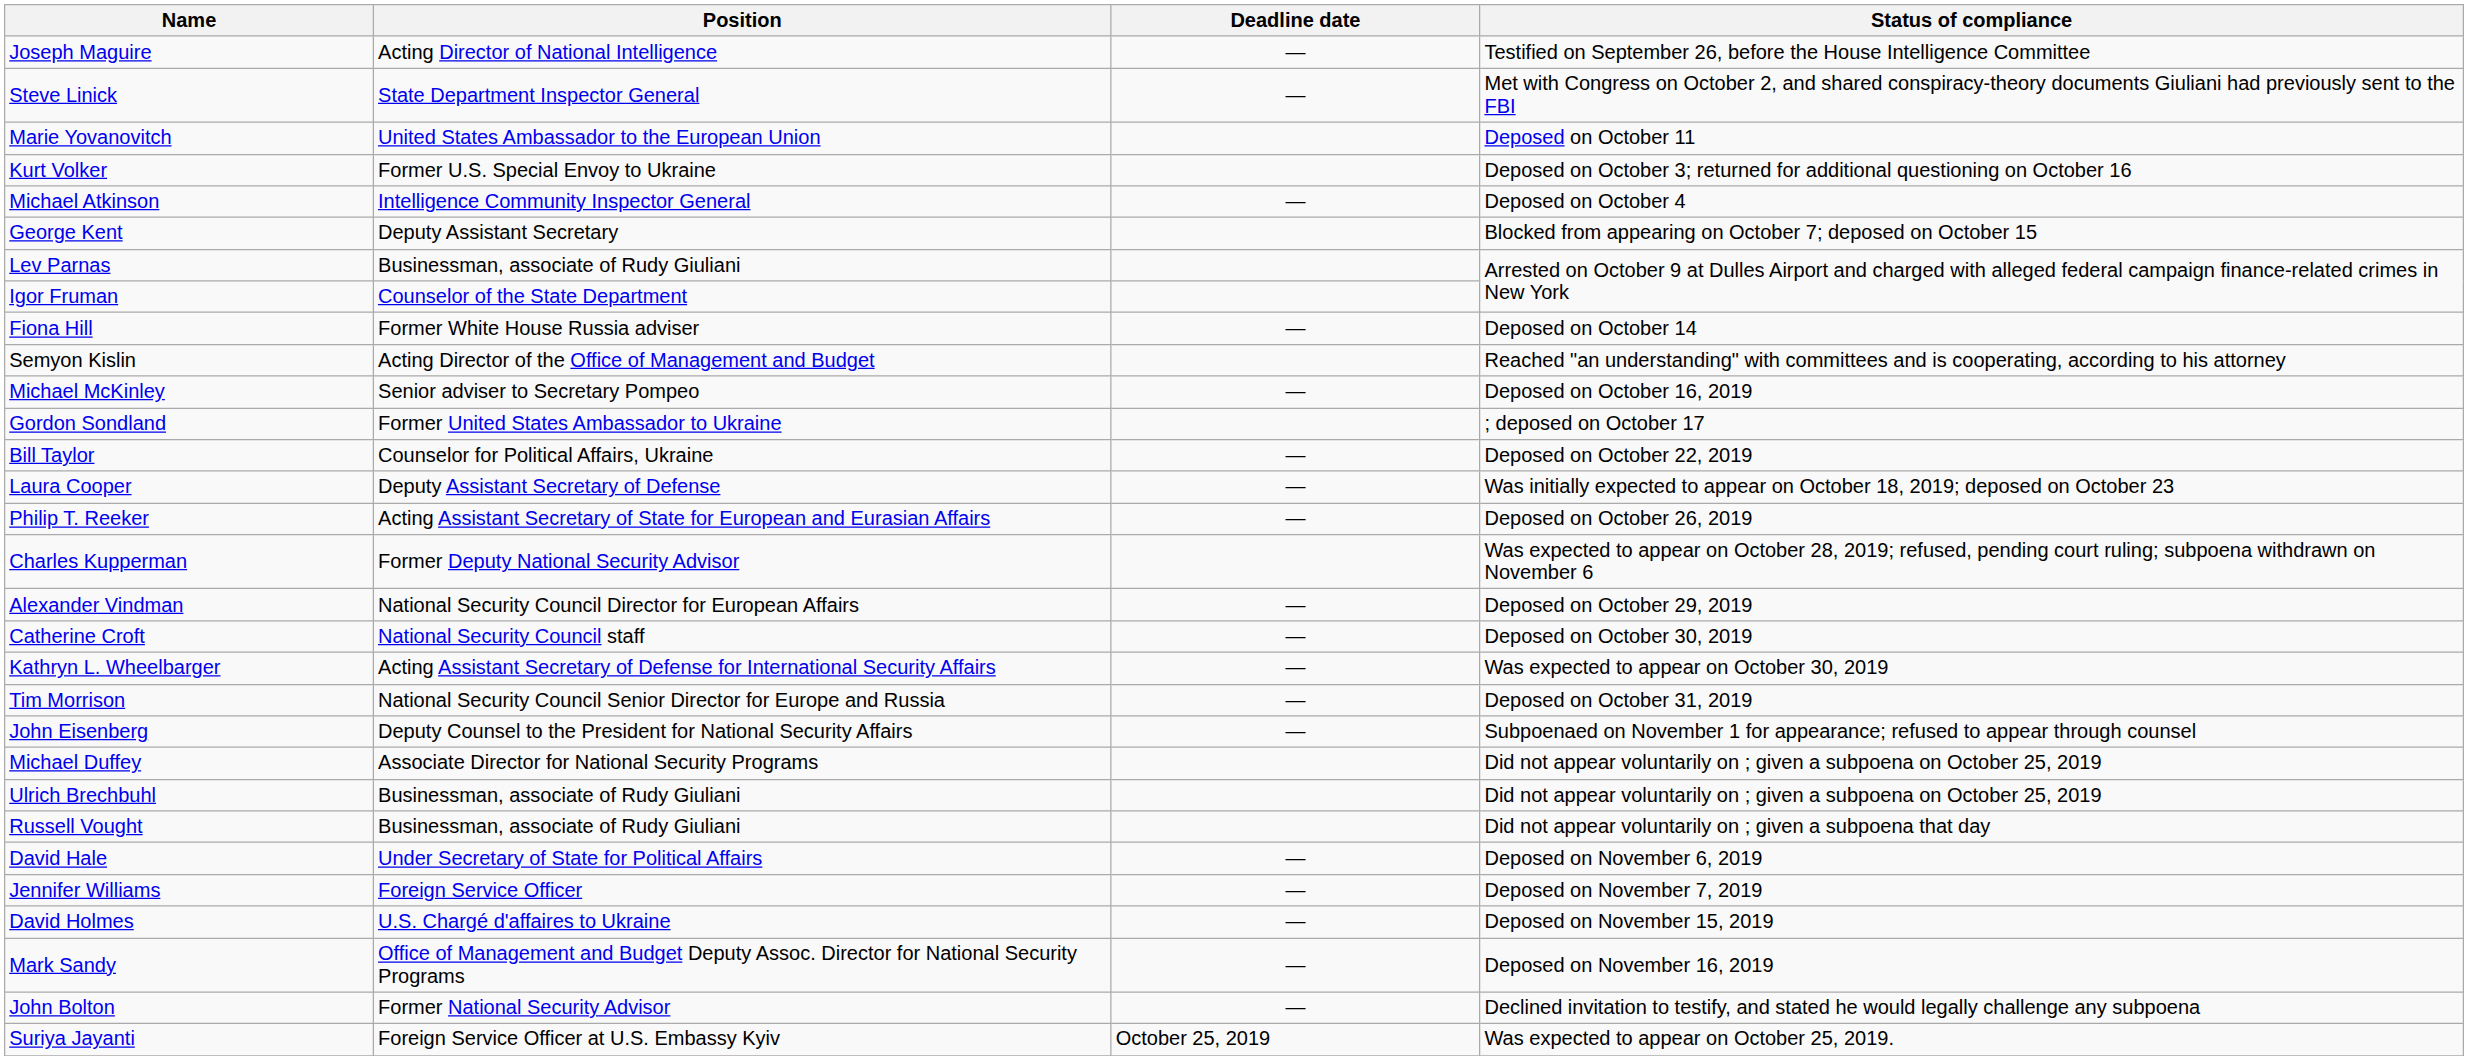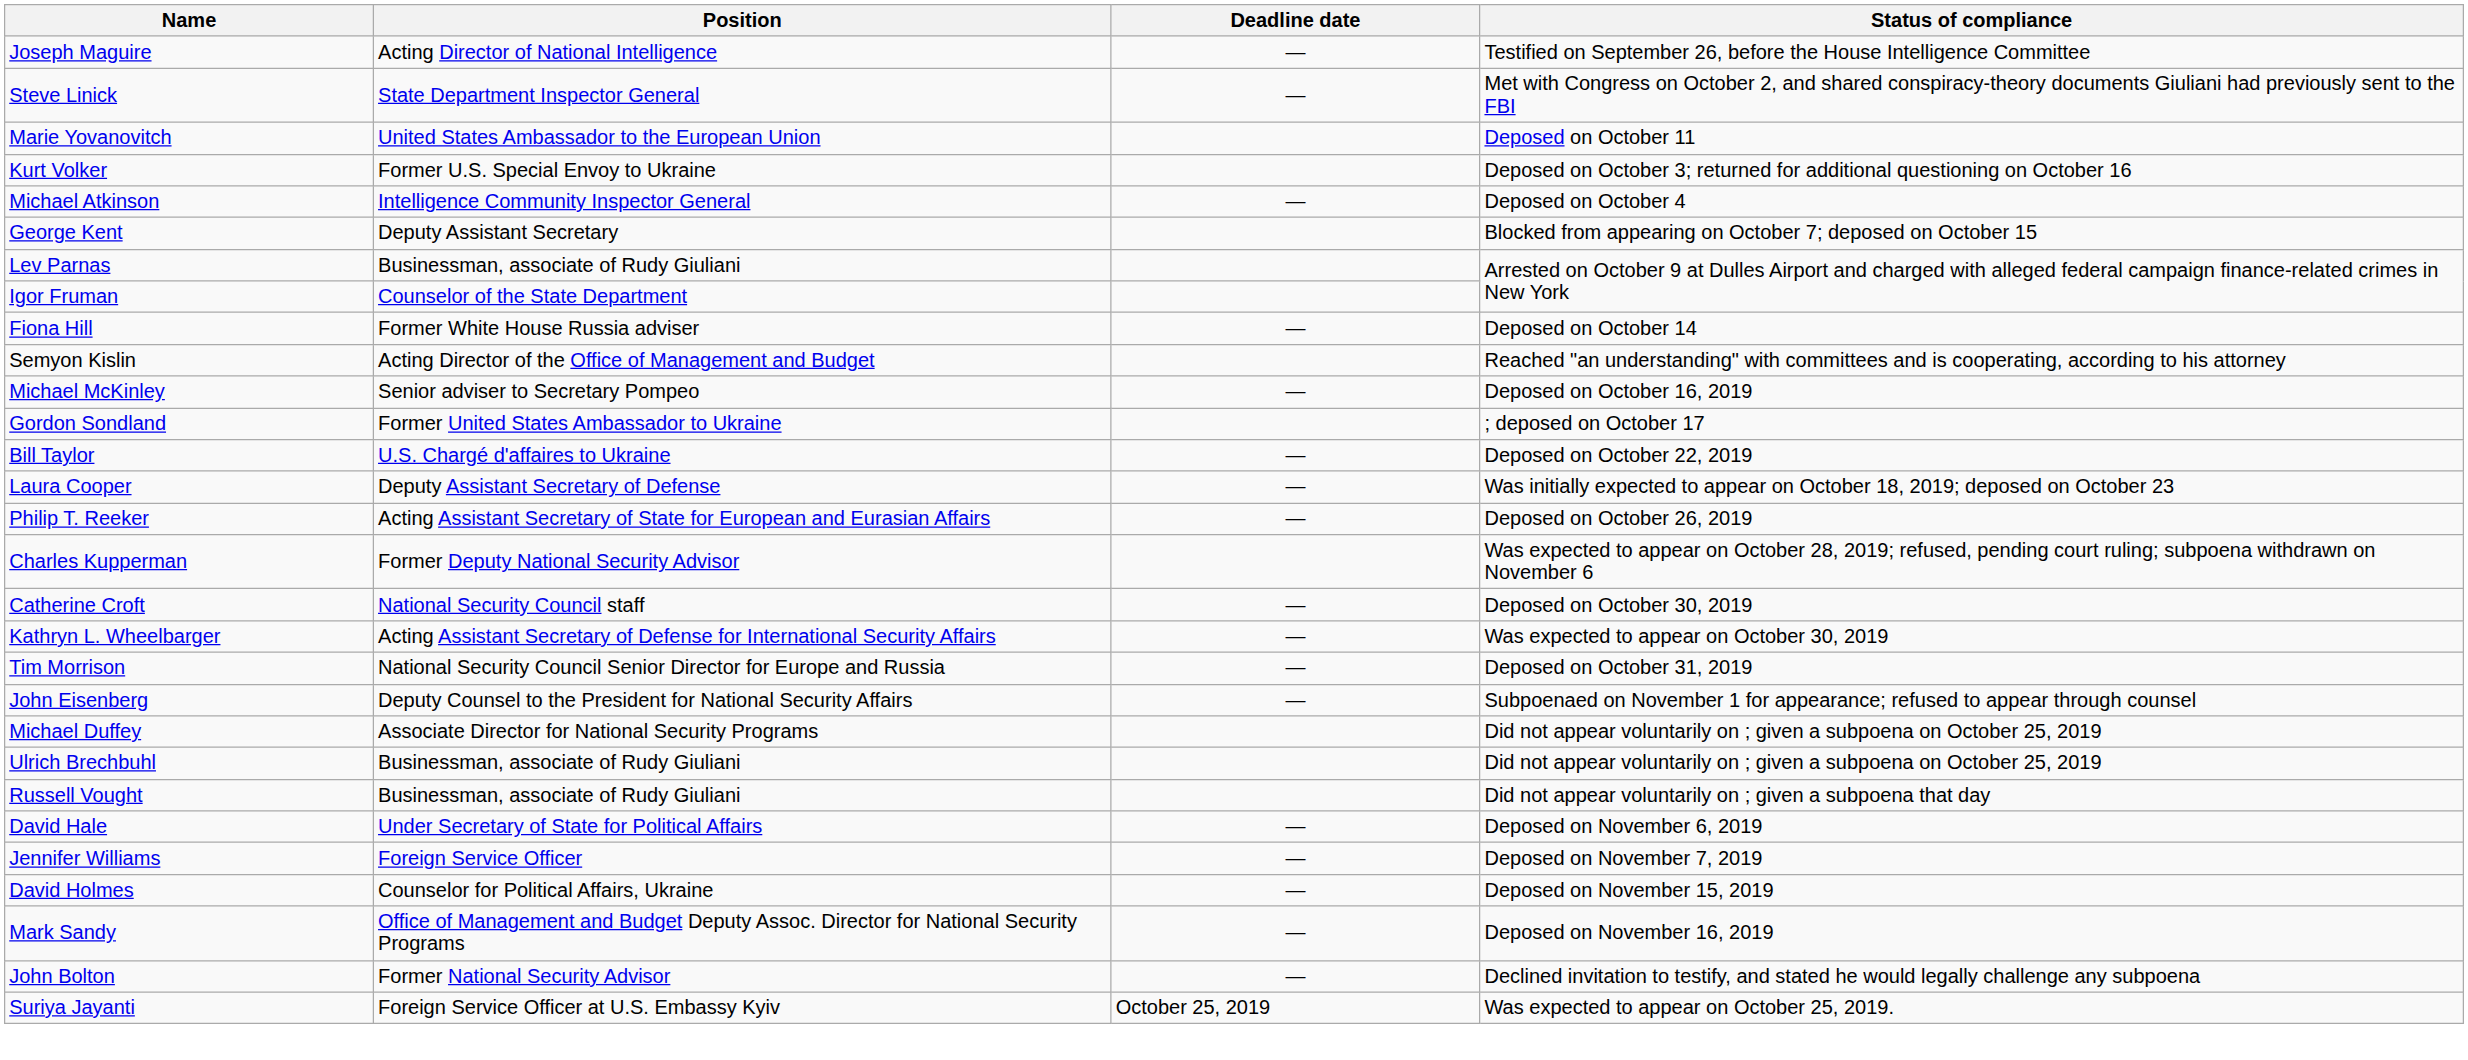(546, 455) Counselor for Political Affairs, Ukraine -> (524, 455) U.S. Chargé d'affaires to Ukraine
- row: (96, 604)
(524, 921) U.S. Chargé d'affaires to Ukraine -> (546, 890) Counselor for Political Affairs, Ukraine
